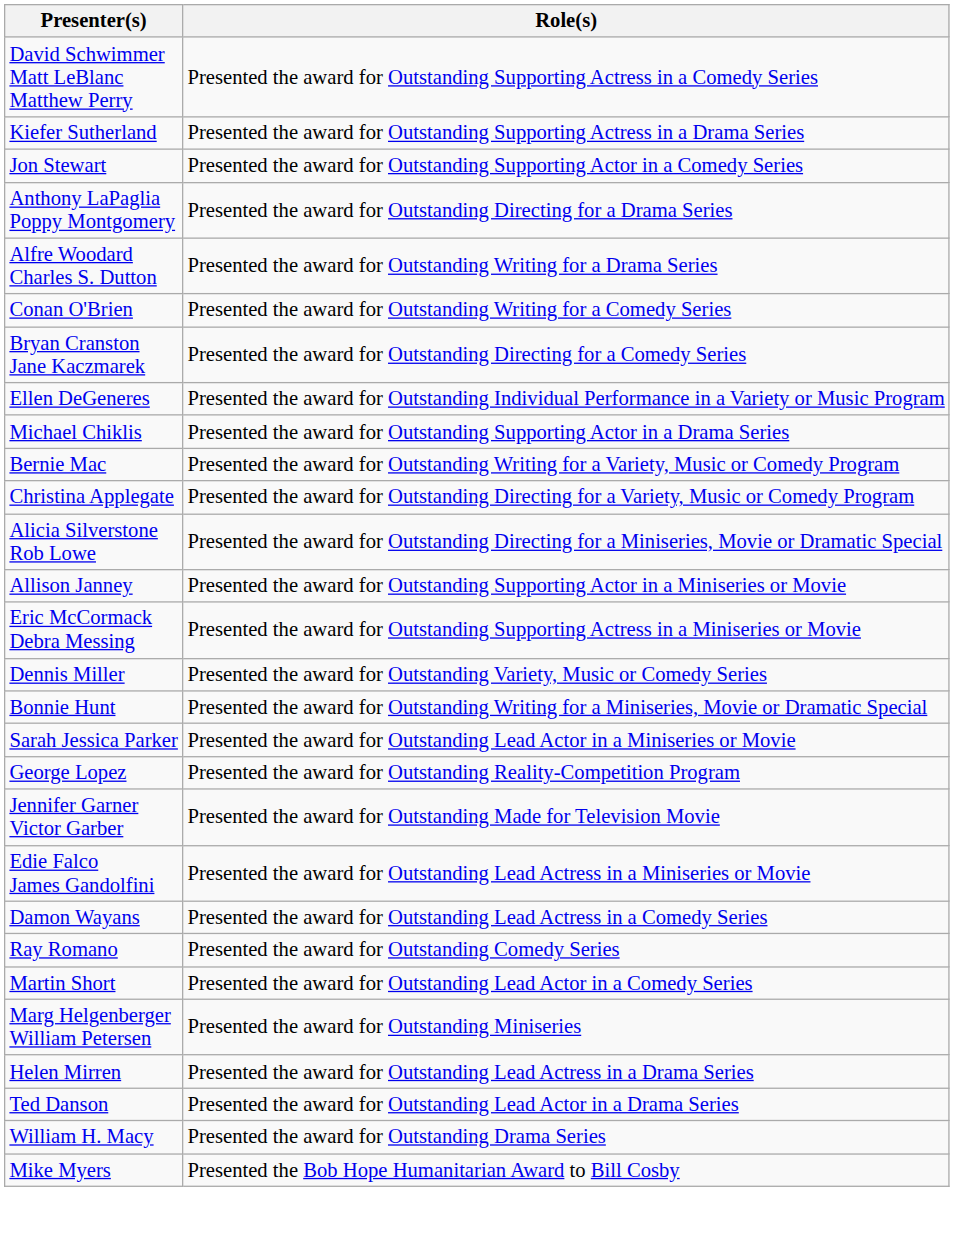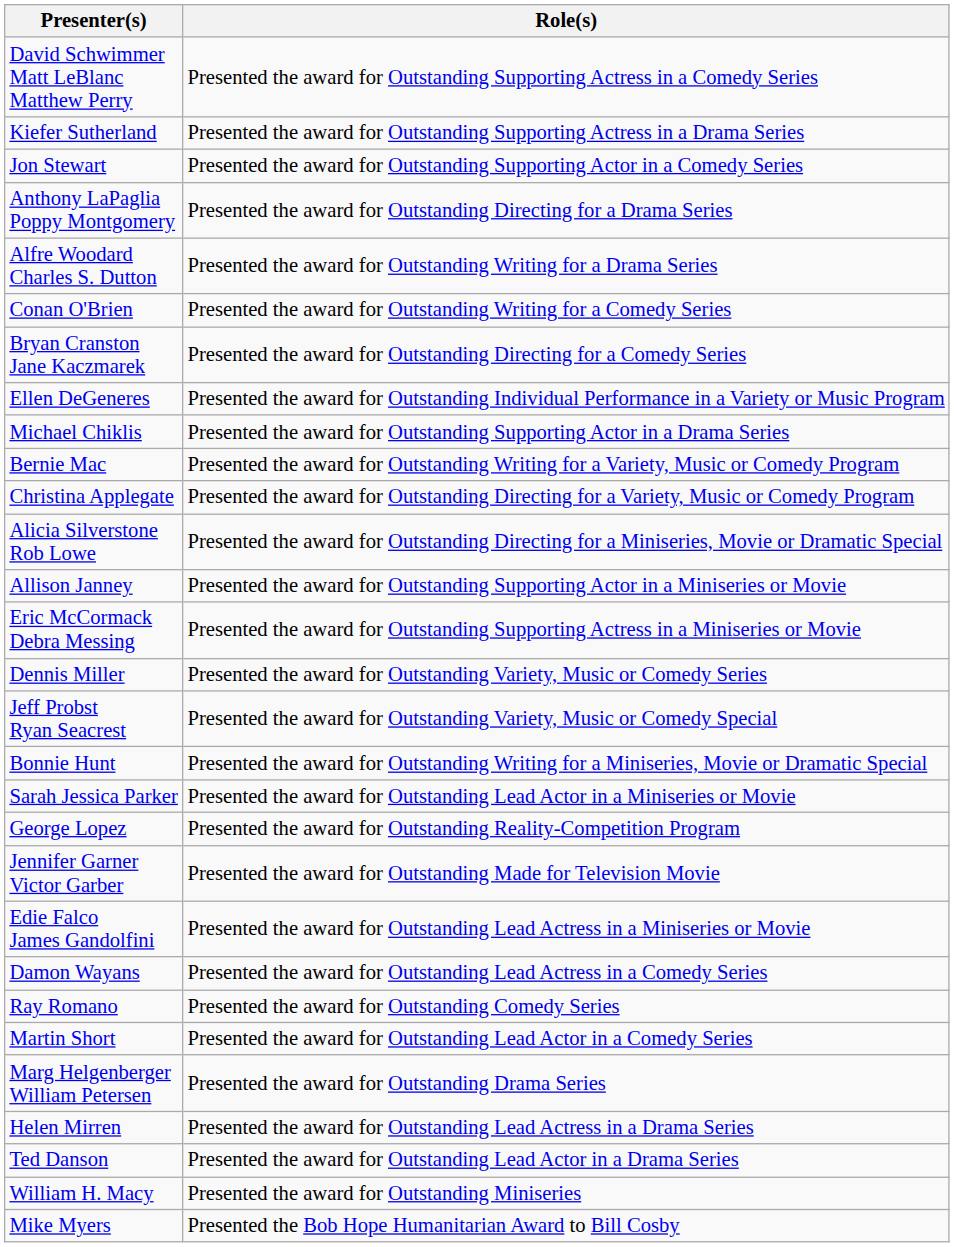+ row: (68, 718)
(384, 1027) Presented the award for Outstanding Miniseries -> (397, 1083) Presented the award for Outstanding Drama Series
(397, 1136) Presented the award for Outstanding Drama Series -> (384, 1192) Presented the award for Outstanding Miniseries
